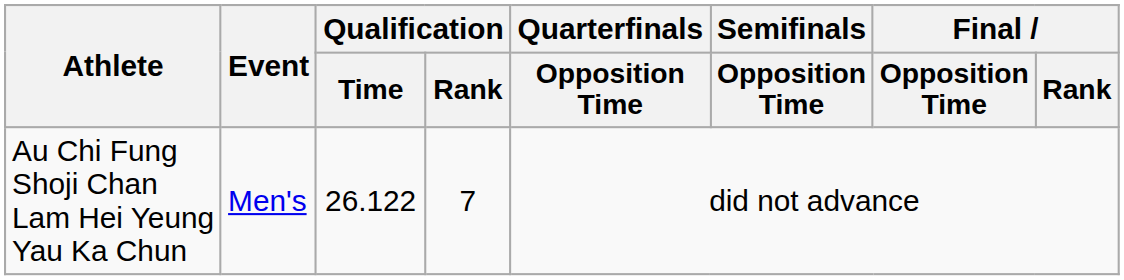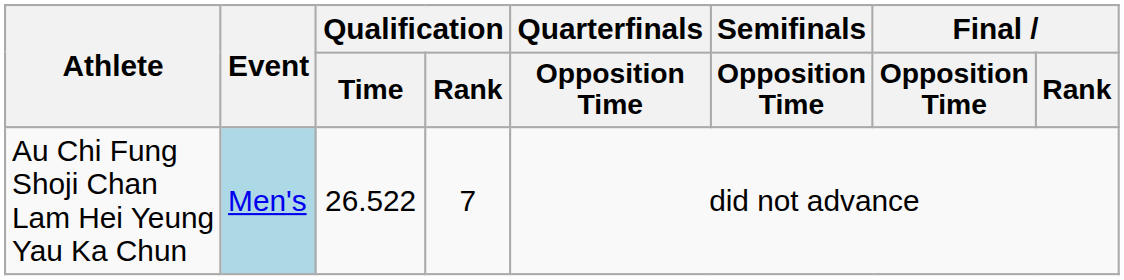(267, 201) no background -> (267, 201) lightblue background
(371, 201) 26.122 -> (371, 201) 26.522
